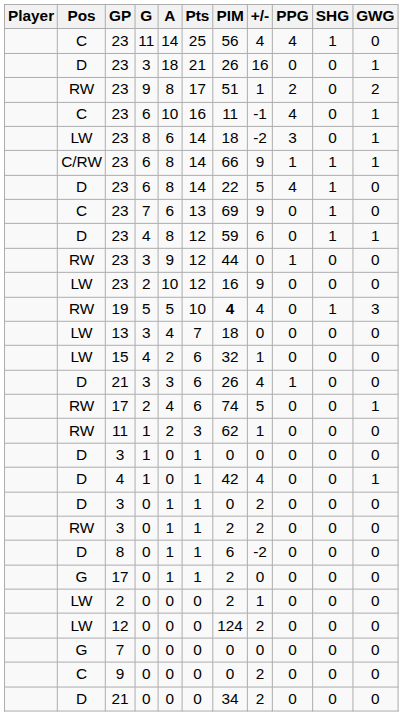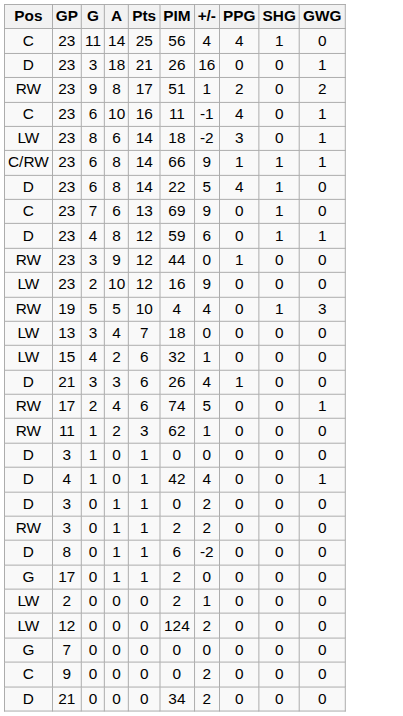- column: (31, 16)
(230, 308) bold -> (177, 308) normal
